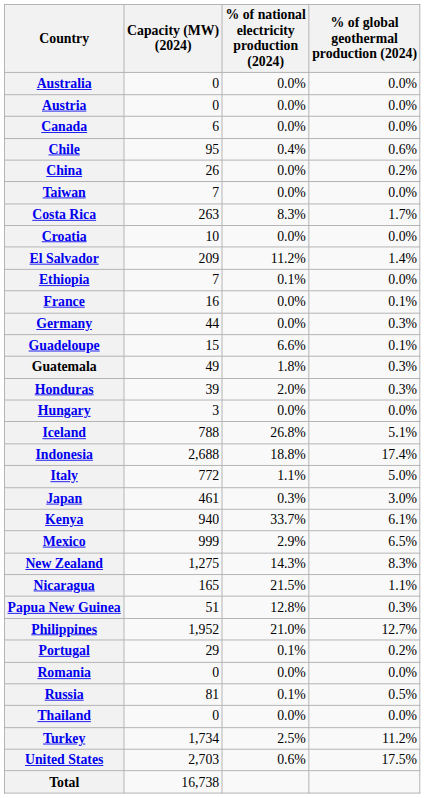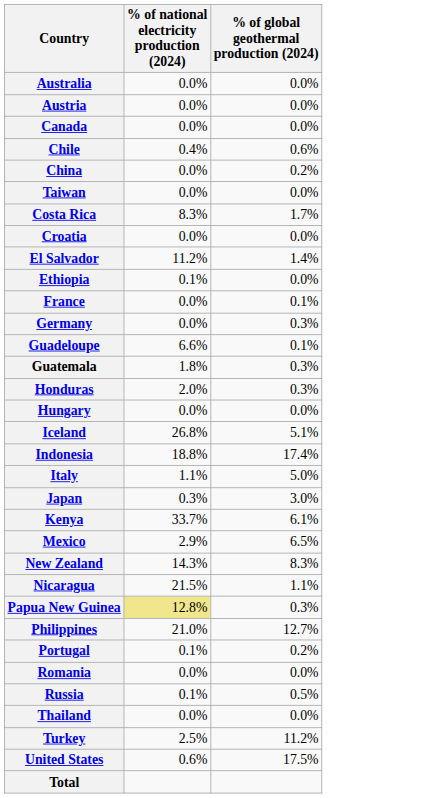- column: (173, 38)
(288, 607) no background -> (190, 607) khaki background
